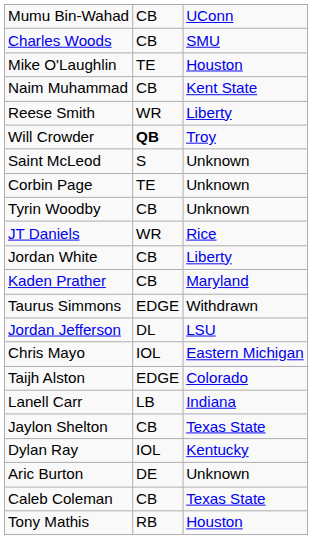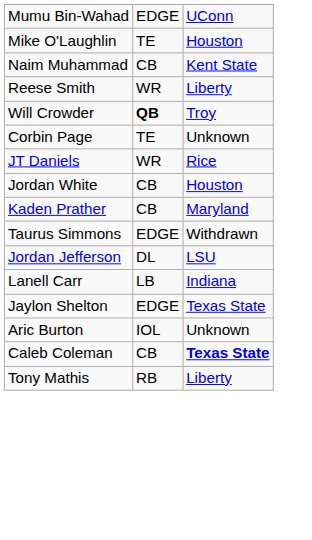(147, 16) CB -> (158, 16) EDGE
- row: (60, 40)
- row: (54, 161)
- row: (54, 209)
(209, 257) Liberty -> (214, 185) Houston
- row: (46, 354)
- row: (46, 378)
(147, 426) CB -> (158, 305) EDGE
- row: (43, 450)
(147, 474) DE -> (148, 329) IOL
(226, 498) normal -> (228, 354) bold
(214, 522) Houston -> (209, 378) Liberty
